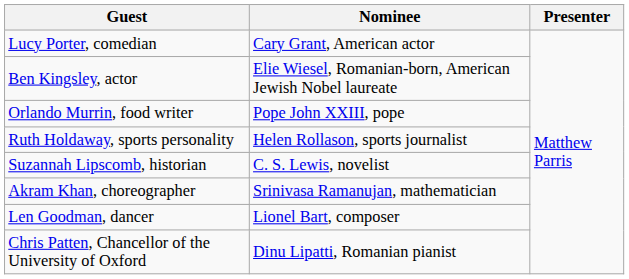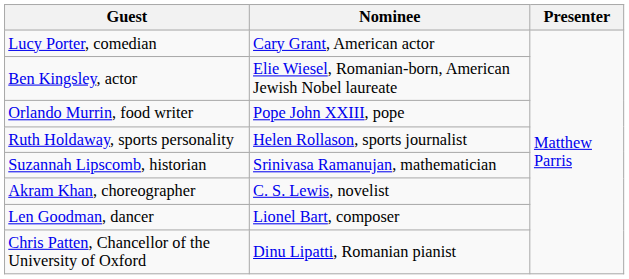(321, 165) C. S. Lewis, novelist -> (375, 165) Srinivasa Ramanujan, mathematician
(375, 191) Srinivasa Ramanujan, mathematician -> (321, 191) C. S. Lewis, novelist
